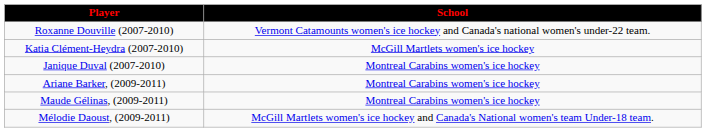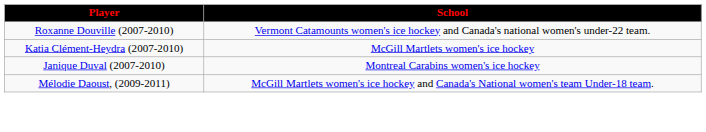- row: (104, 83)
- row: (104, 100)
